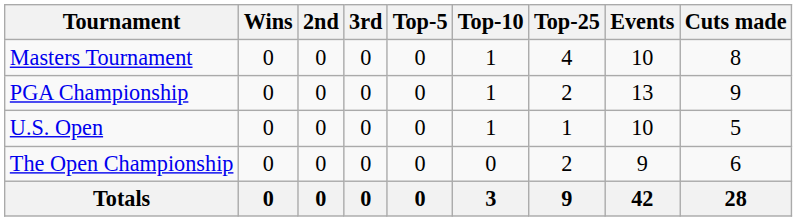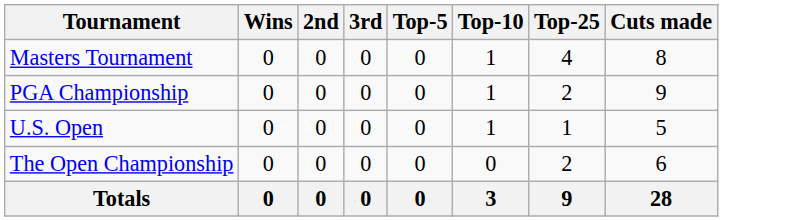- column: (642, 22)
